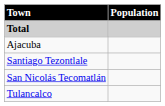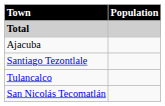rows swapped: (29, 93) <-> (56, 77)
